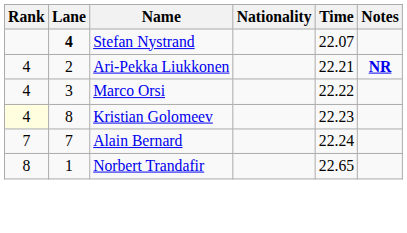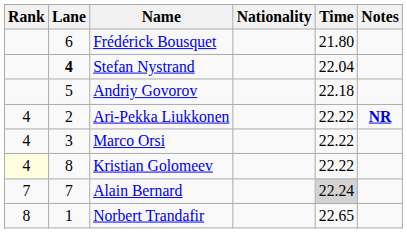+ row: (155, 41)
(336, 41) 22.07 -> (336, 66) 22.04
+ row: (145, 91)
(336, 66) 22.21 -> (336, 116) 22.22
(336, 116) 22.23 -> (336, 166) 22.22
(336, 141) no background -> (336, 191) lightgrey background
